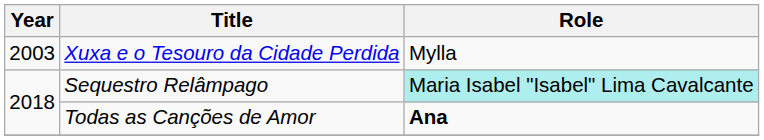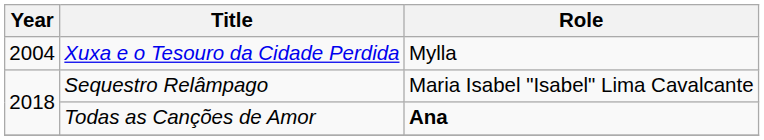(32, 53) 2003 -> (32, 53) 2004
(581, 85) paleturquoise background -> (581, 85) no background
